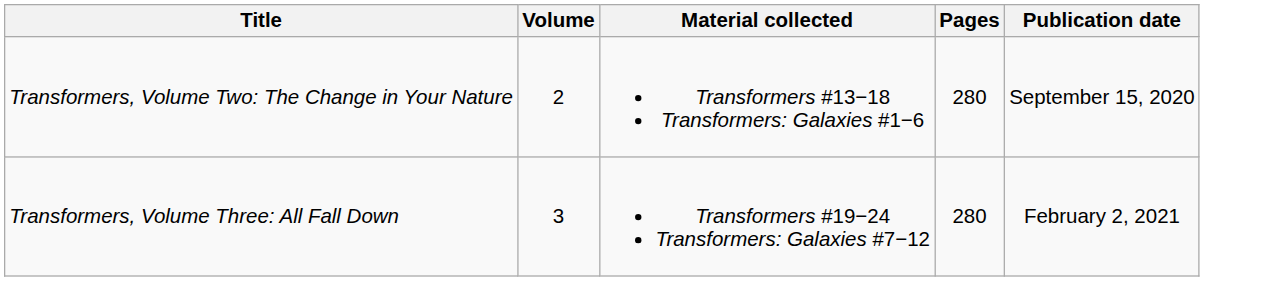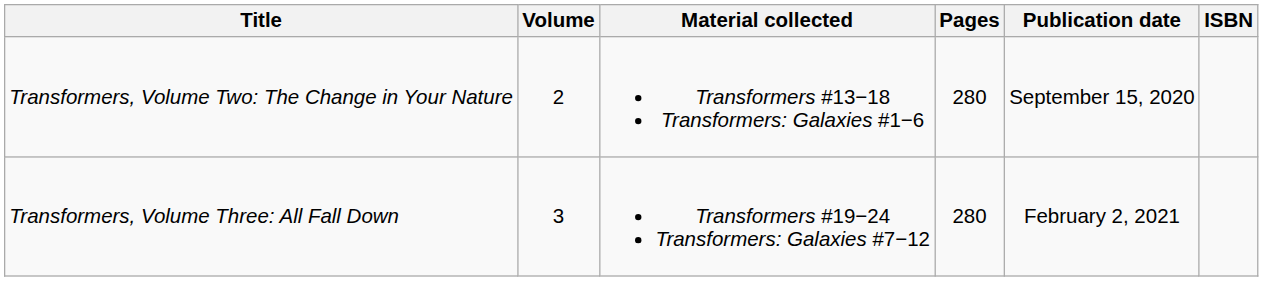+ column: (1229, 20)
